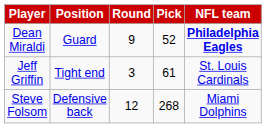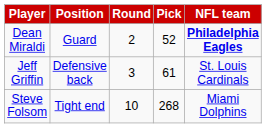(132, 40) 9 -> (132, 40) 2
(80, 73) Tight end -> (80, 73) Defensive back
(80, 106) Defensive back -> (80, 106) Tight end
(132, 106) 12 -> (132, 106) 10
